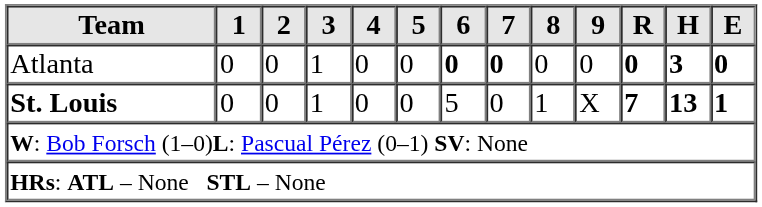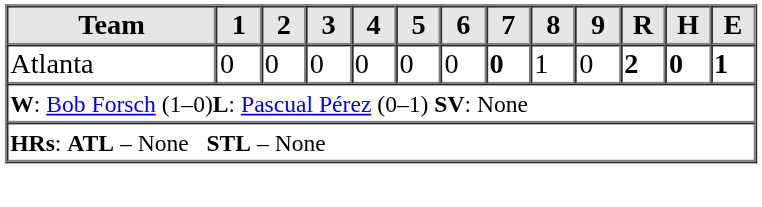(317, 63) 1 -> (317, 63) 0
(452, 63) bold -> (452, 63) normal
(541, 63) 0 -> (541, 63) 1
(631, 63) 0 -> (631, 63) 2
(676, 63) 3 -> (676, 63) 0
(721, 63) 0 -> (721, 63) 1
- row: (64, 102)
